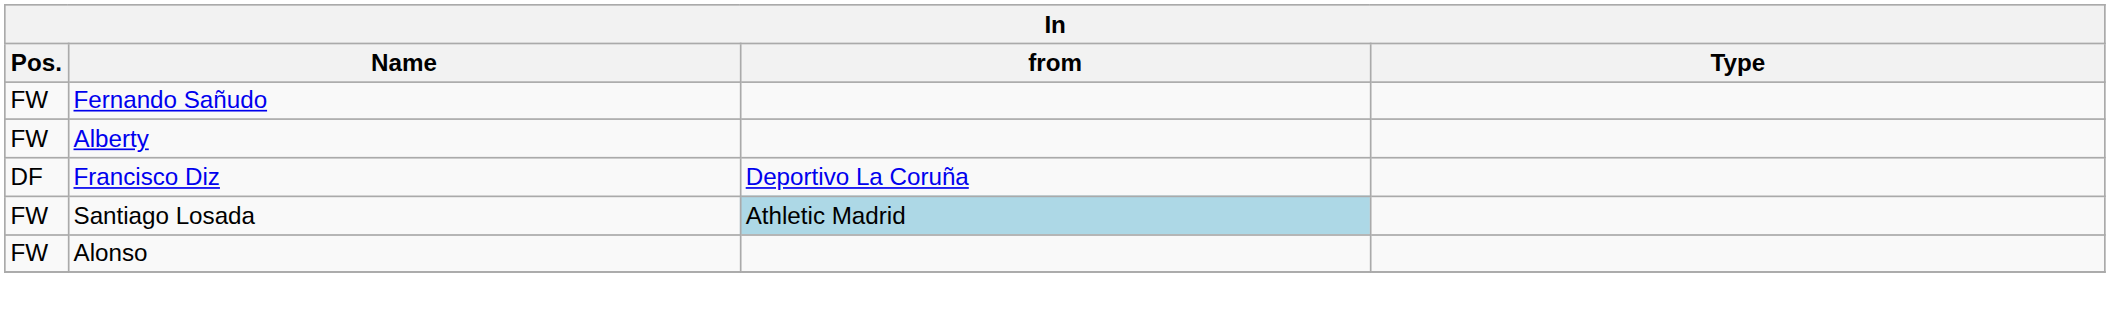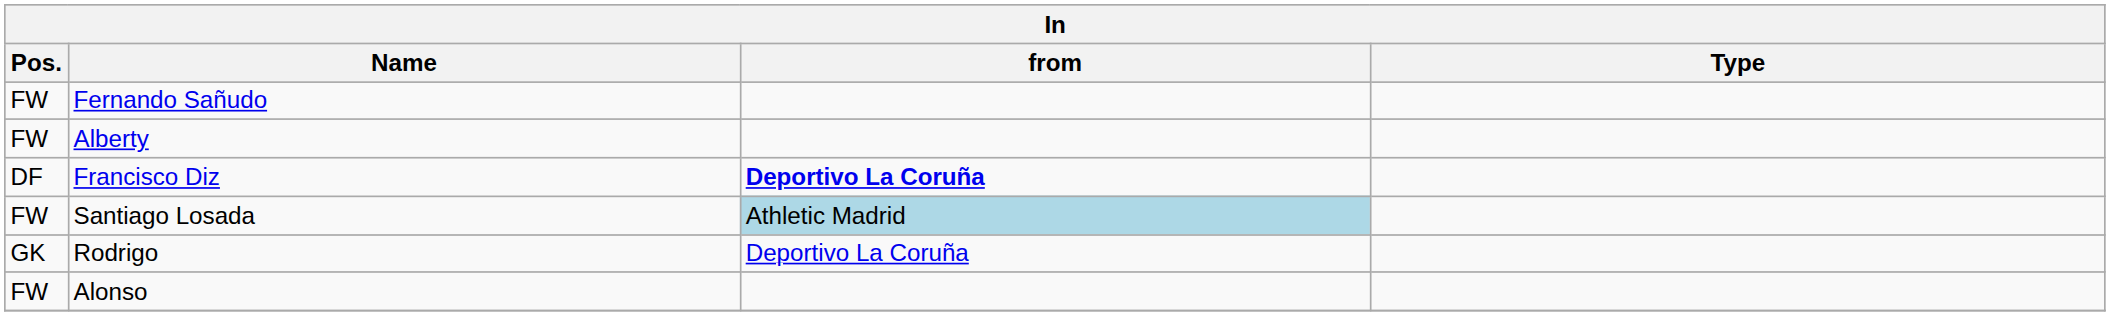(857, 177) normal -> (865, 177) bold
+ row: (116, 254)
